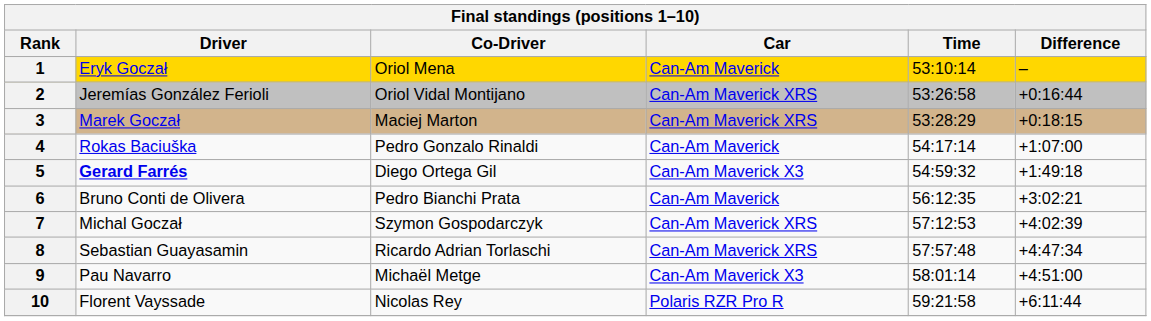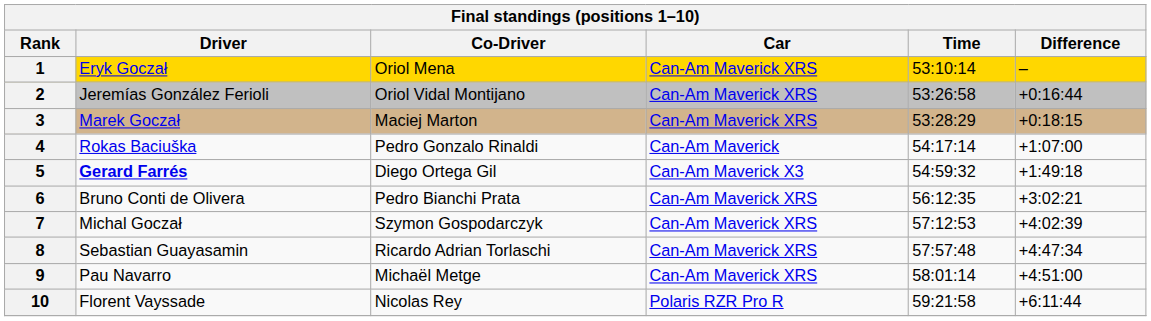(714, 69) Can-Am Maverick -> (733, 69) Can-Am Maverick XRS
(714, 198) Can-Am Maverick -> (733, 198) Can-Am Maverick XRS
(727, 276) Can-Am Maverick X3 -> (733, 276) Can-Am Maverick XRS
